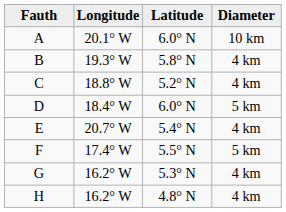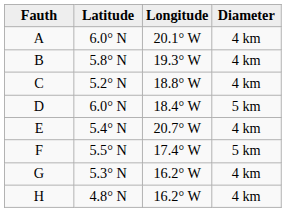columns swapped: (177, 15) <-> (108, 15)
(246, 38) 10 km -> (246, 38) 4 km
